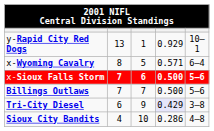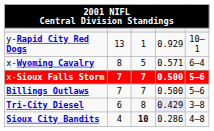(143, 77) 6 -> (143, 77) 7
(143, 105) 9 -> (143, 105) 8
(143, 119) normal -> (143, 119) bold
